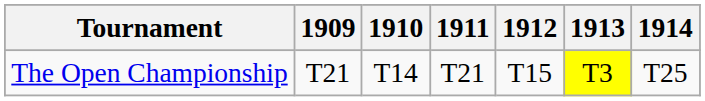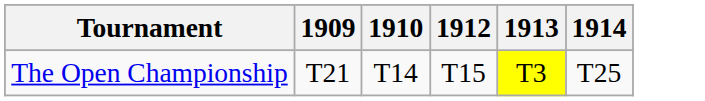- column: (463, 27)
